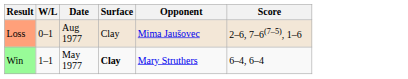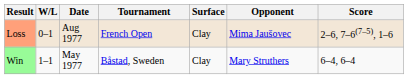+ column: (144, 12)
(111, 60) bold -> (201, 60) normal
